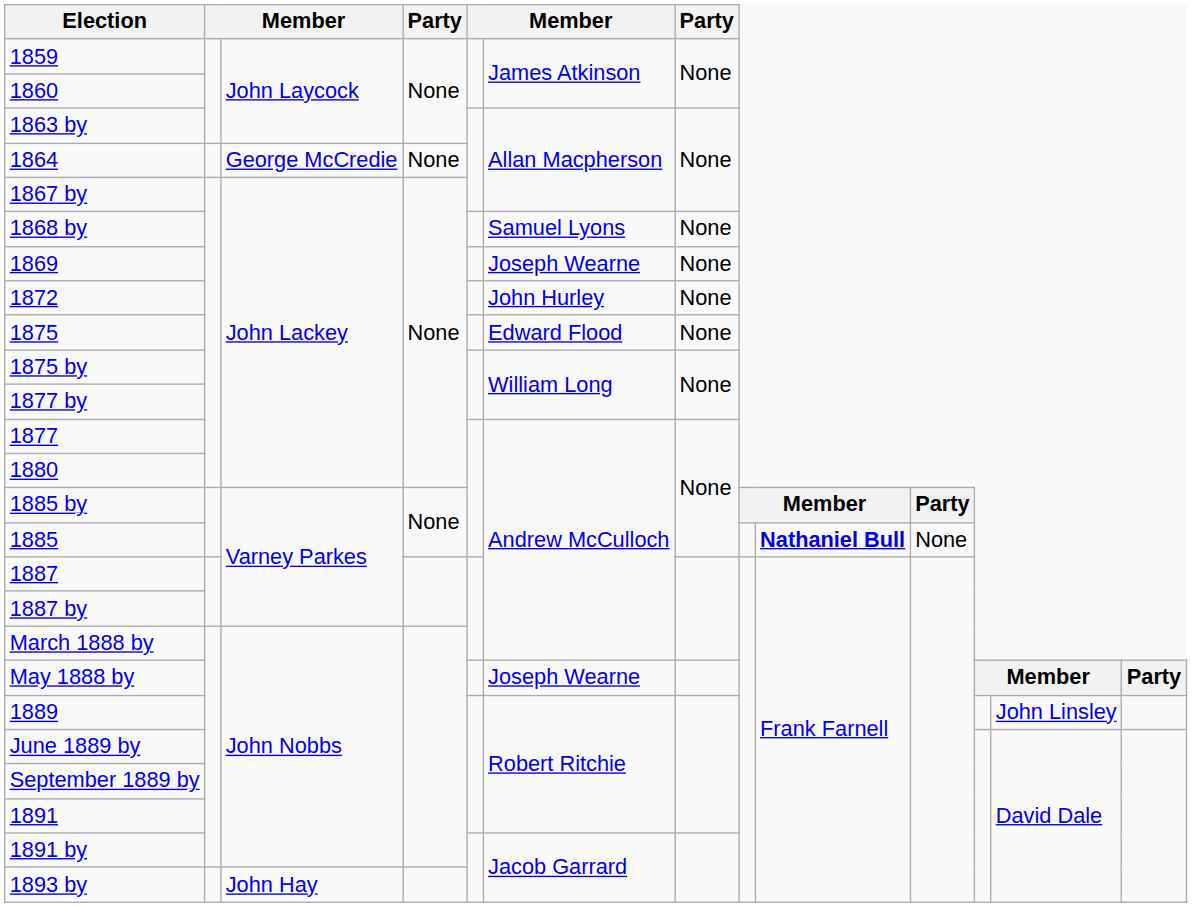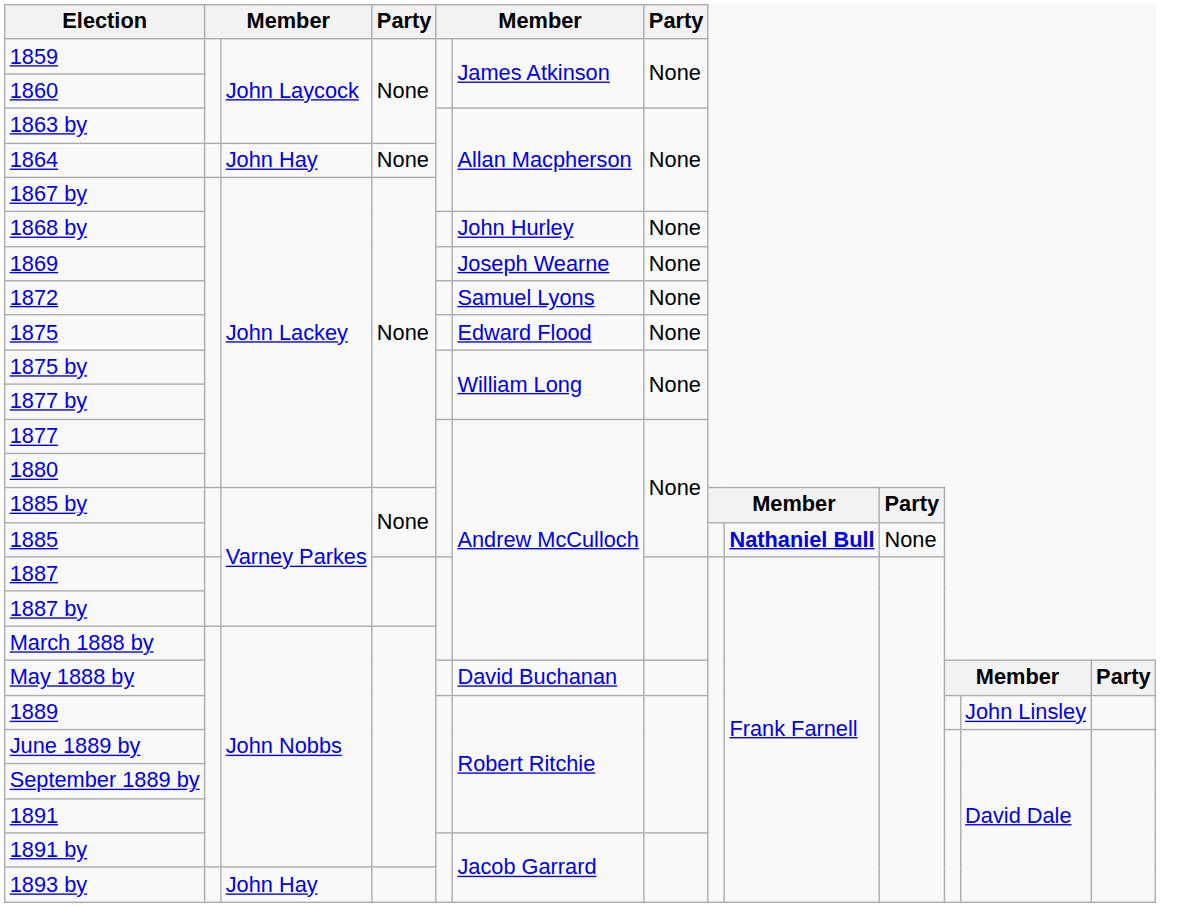(312, 159) George McCredie -> (272, 159) John Hay
(557, 228) Samuel Lyons -> (515, 228) John Hurley
(546, 297) John Hurley -> (526, 297) Samuel Lyons
(564, 677) Joseph Wearne -> (537, 677) David Buchanan
